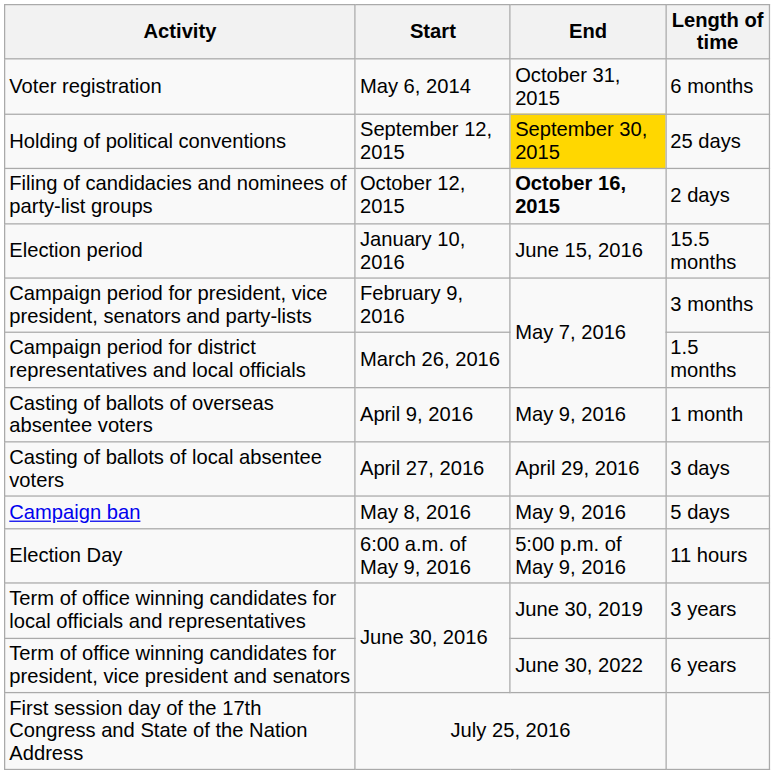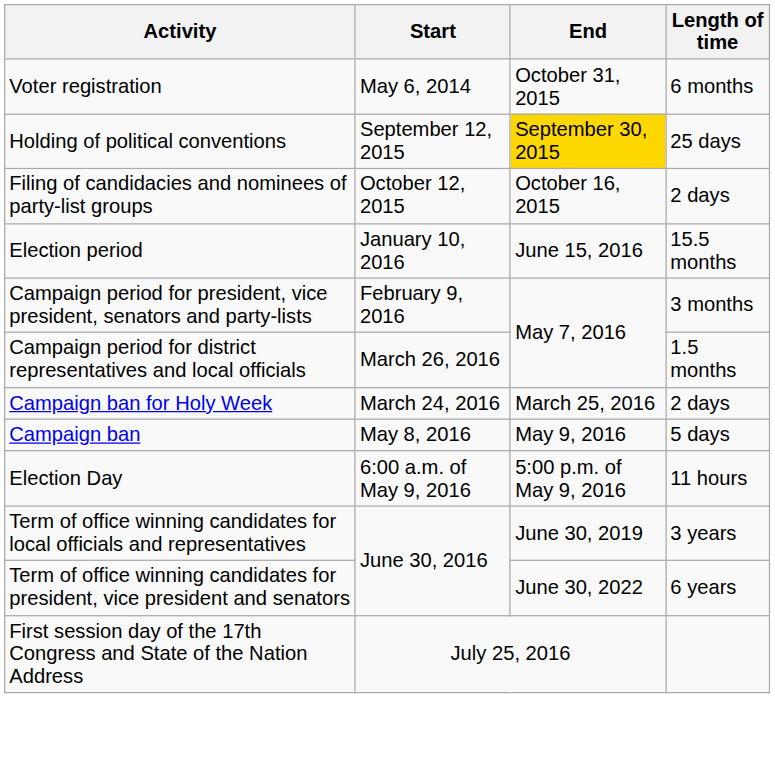(571, 195) bold -> (568, 195) normal
+ row: (141, 403)
- row: (142, 414)
- row: (166, 469)
